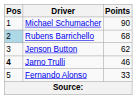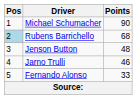(125, 49) 62 -> (125, 49) 48
(9, 62) bold -> (8, 62) normal
